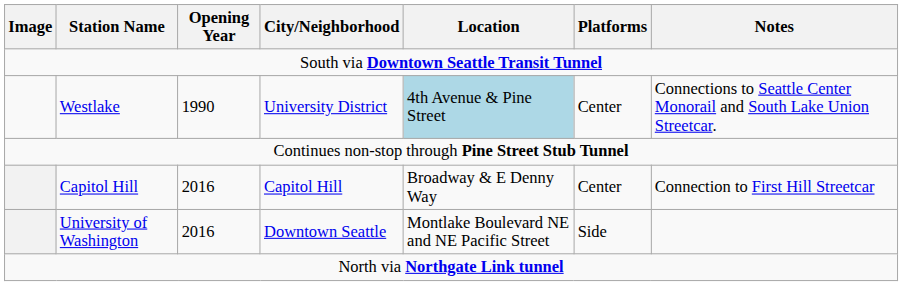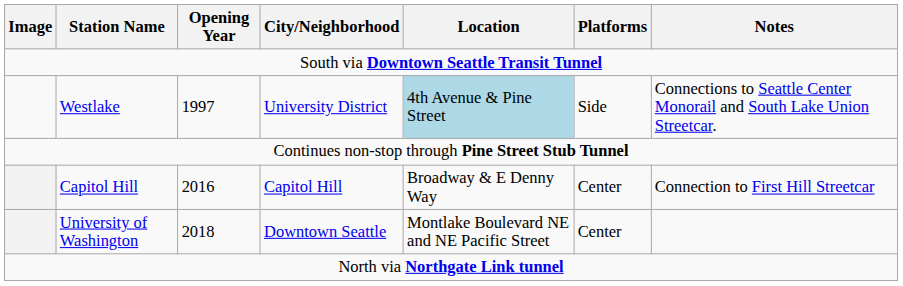(198, 106) 1990 -> (198, 106) 1997
(600, 106) Center -> (592, 106) Side
(198, 231) 2016 -> (198, 231) 2018
(592, 231) Side -> (600, 231) Center
